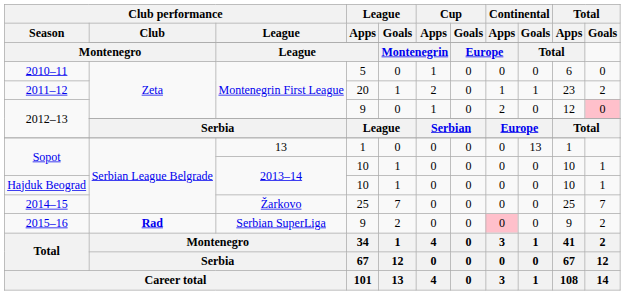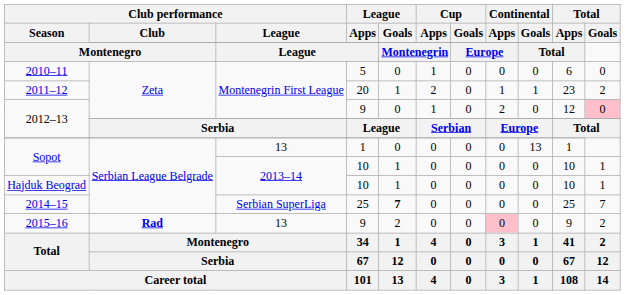(281, 204) Žarkovo -> (281, 204) Serbian SuperLiga
(398, 204) normal -> (398, 204) bold
(281, 223) Serbian SuperLiga -> (281, 223) 13
